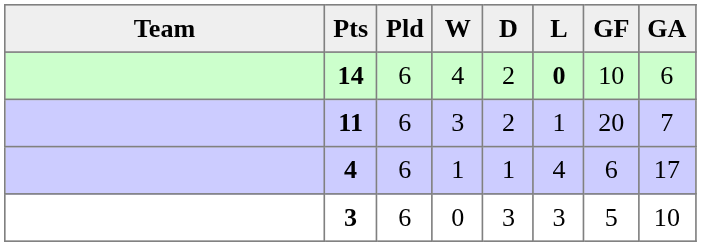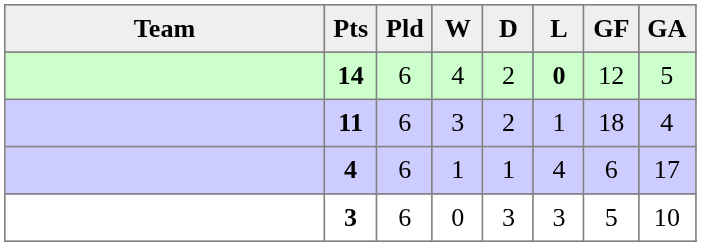(611, 75) 10 -> (611, 75) 12
(667, 75) 6 -> (667, 75) 5
(611, 122) 20 -> (611, 122) 18
(667, 122) 7 -> (667, 122) 4
